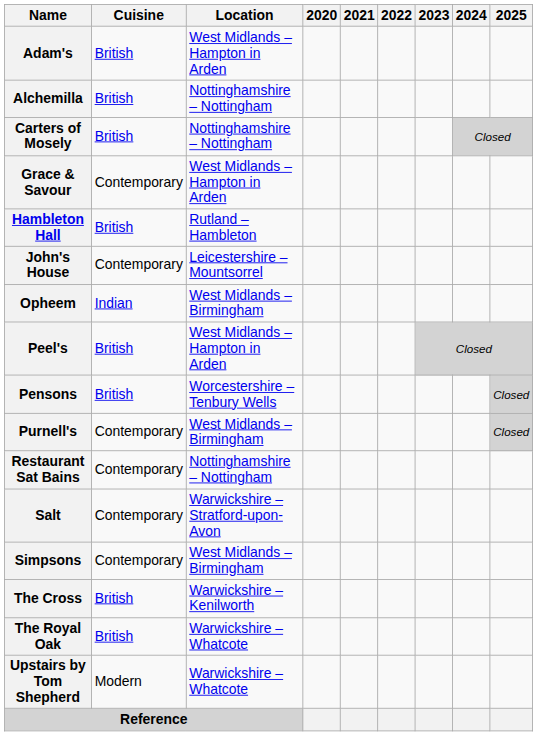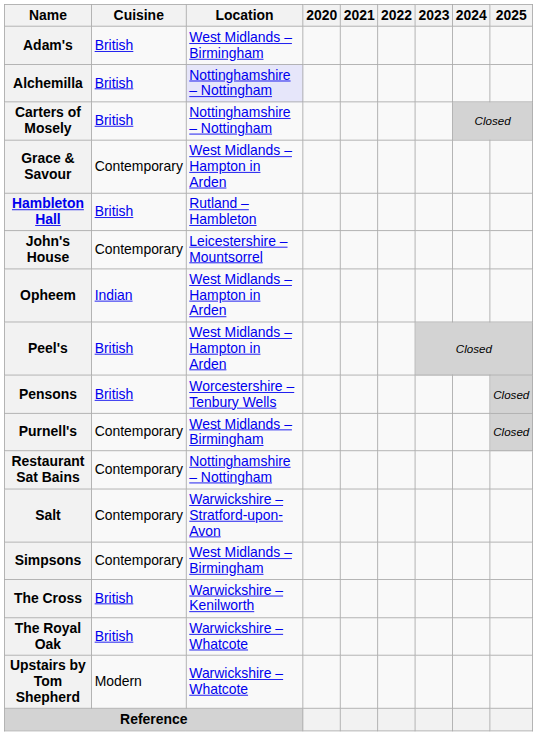(241, 53) West Midlands – Hampton in Arden -> (241, 45) West Midlands – Birmingham
(240, 98) no background -> (240, 83) lavender background
(241, 303) West Midlands – Birmingham -> (241, 295) West Midlands – Hampton in Arden
